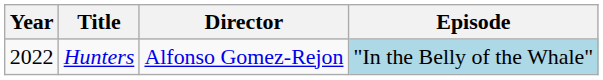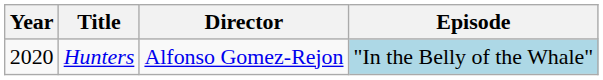(32, 56) 2022 -> (32, 56) 2020
